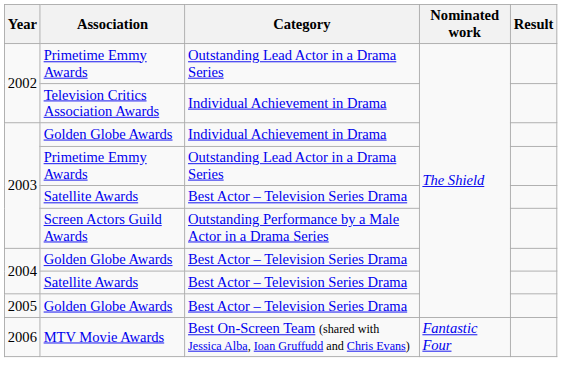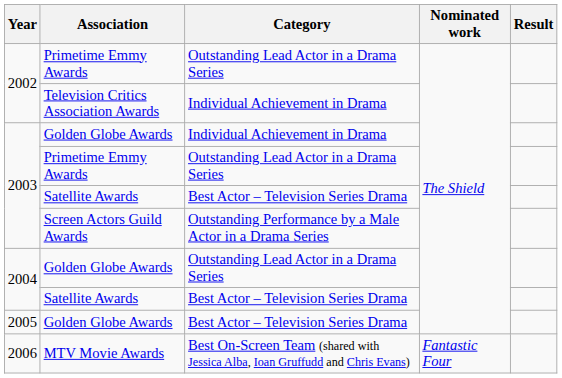(298, 259) Best Actor – Television Series Drama -> (292, 267) Outstanding Lead Actor in a Drama Series
